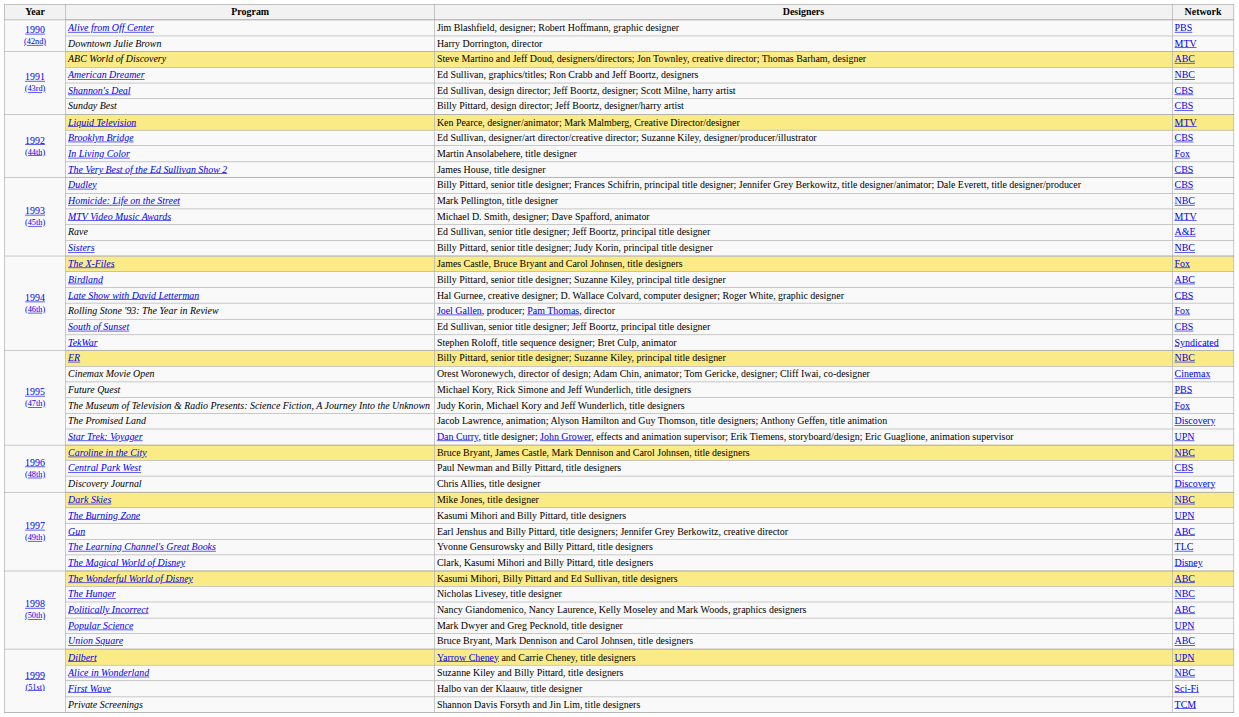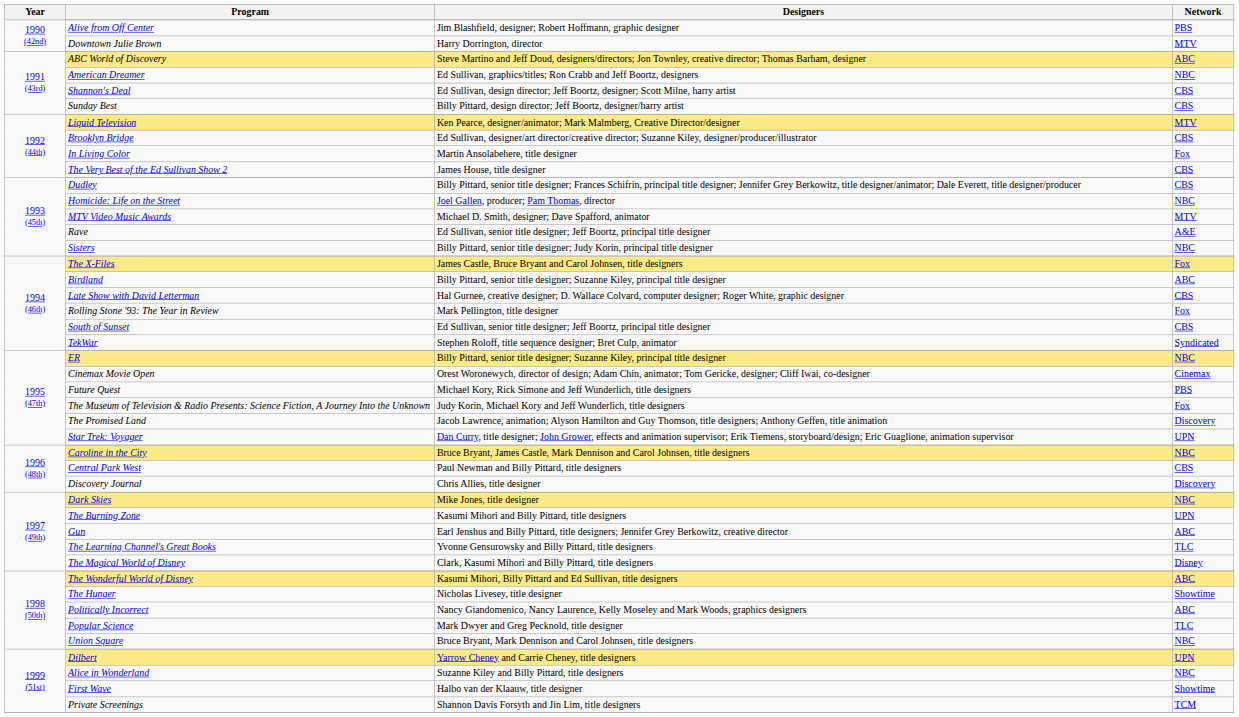(498, 201) Mark Pellington, title designer -> (526, 201) Joel Gallen, producer; Pam Thomas, director
(526, 311) Joel Gallen, producer; Pam Thomas, director -> (498, 311) Mark Pellington, title designer
(1185, 594) NBC -> (1195, 594) Showtime
(1185, 625) UPN -> (1184, 625) TLC
(1185, 641) ABC -> (1185, 641) NBC
(1187, 688) Sci-Fi -> (1195, 688) Showtime
